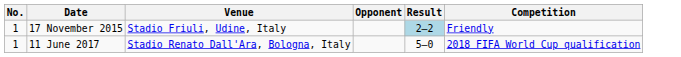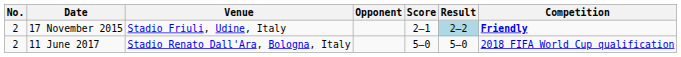+ column: (422, 12)
(16, 28) 1 -> (16, 28) 2
(470, 28) normal -> (504, 28) bold
(16, 44) 1 -> (16, 44) 2
